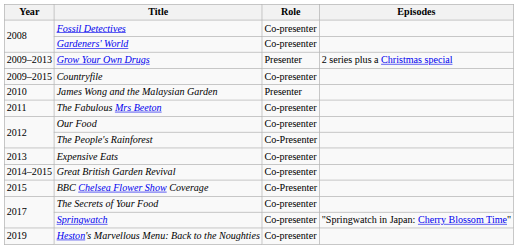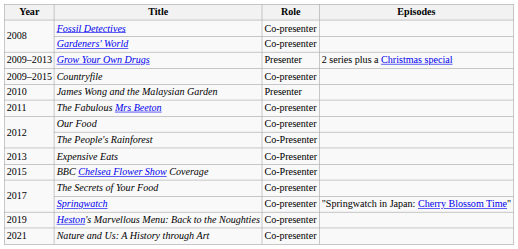(290, 156) Co-presenter -> (291, 156) Co-Presenter
- row: (116, 172)
+ row: (133, 236)
